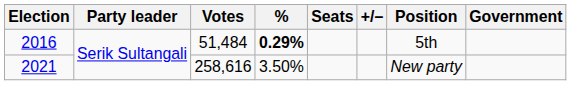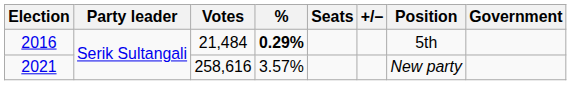(223, 42) 51,484 -> (223, 42) 21,484
(281, 67) 3.50% -> (281, 67) 3.57%
